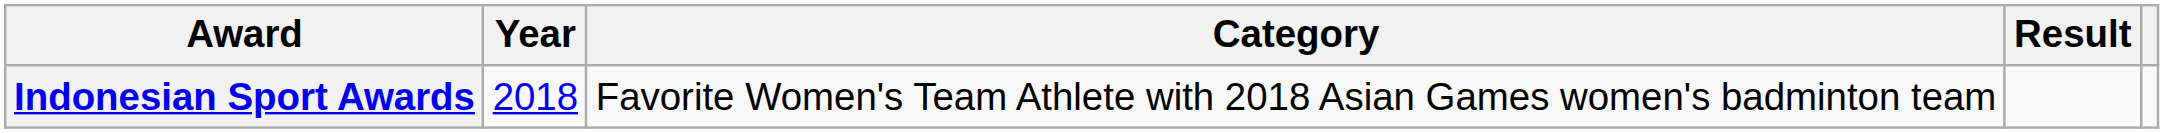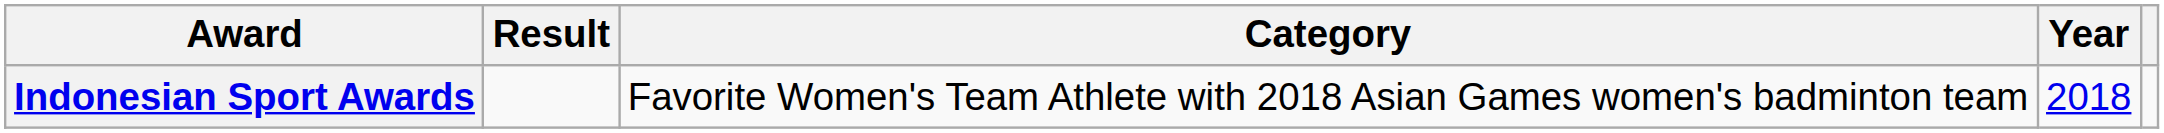columns swapped: (535, 34) <-> (2073, 34)
